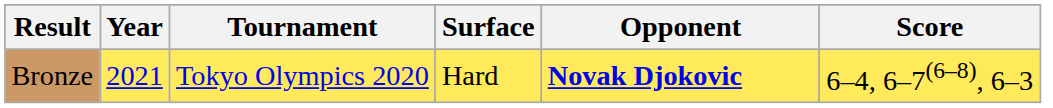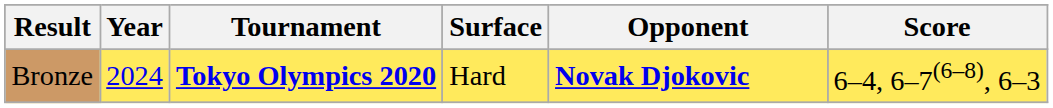(135, 75) 2021 -> (135, 75) 2024
(302, 75) normal -> (306, 75) bold
